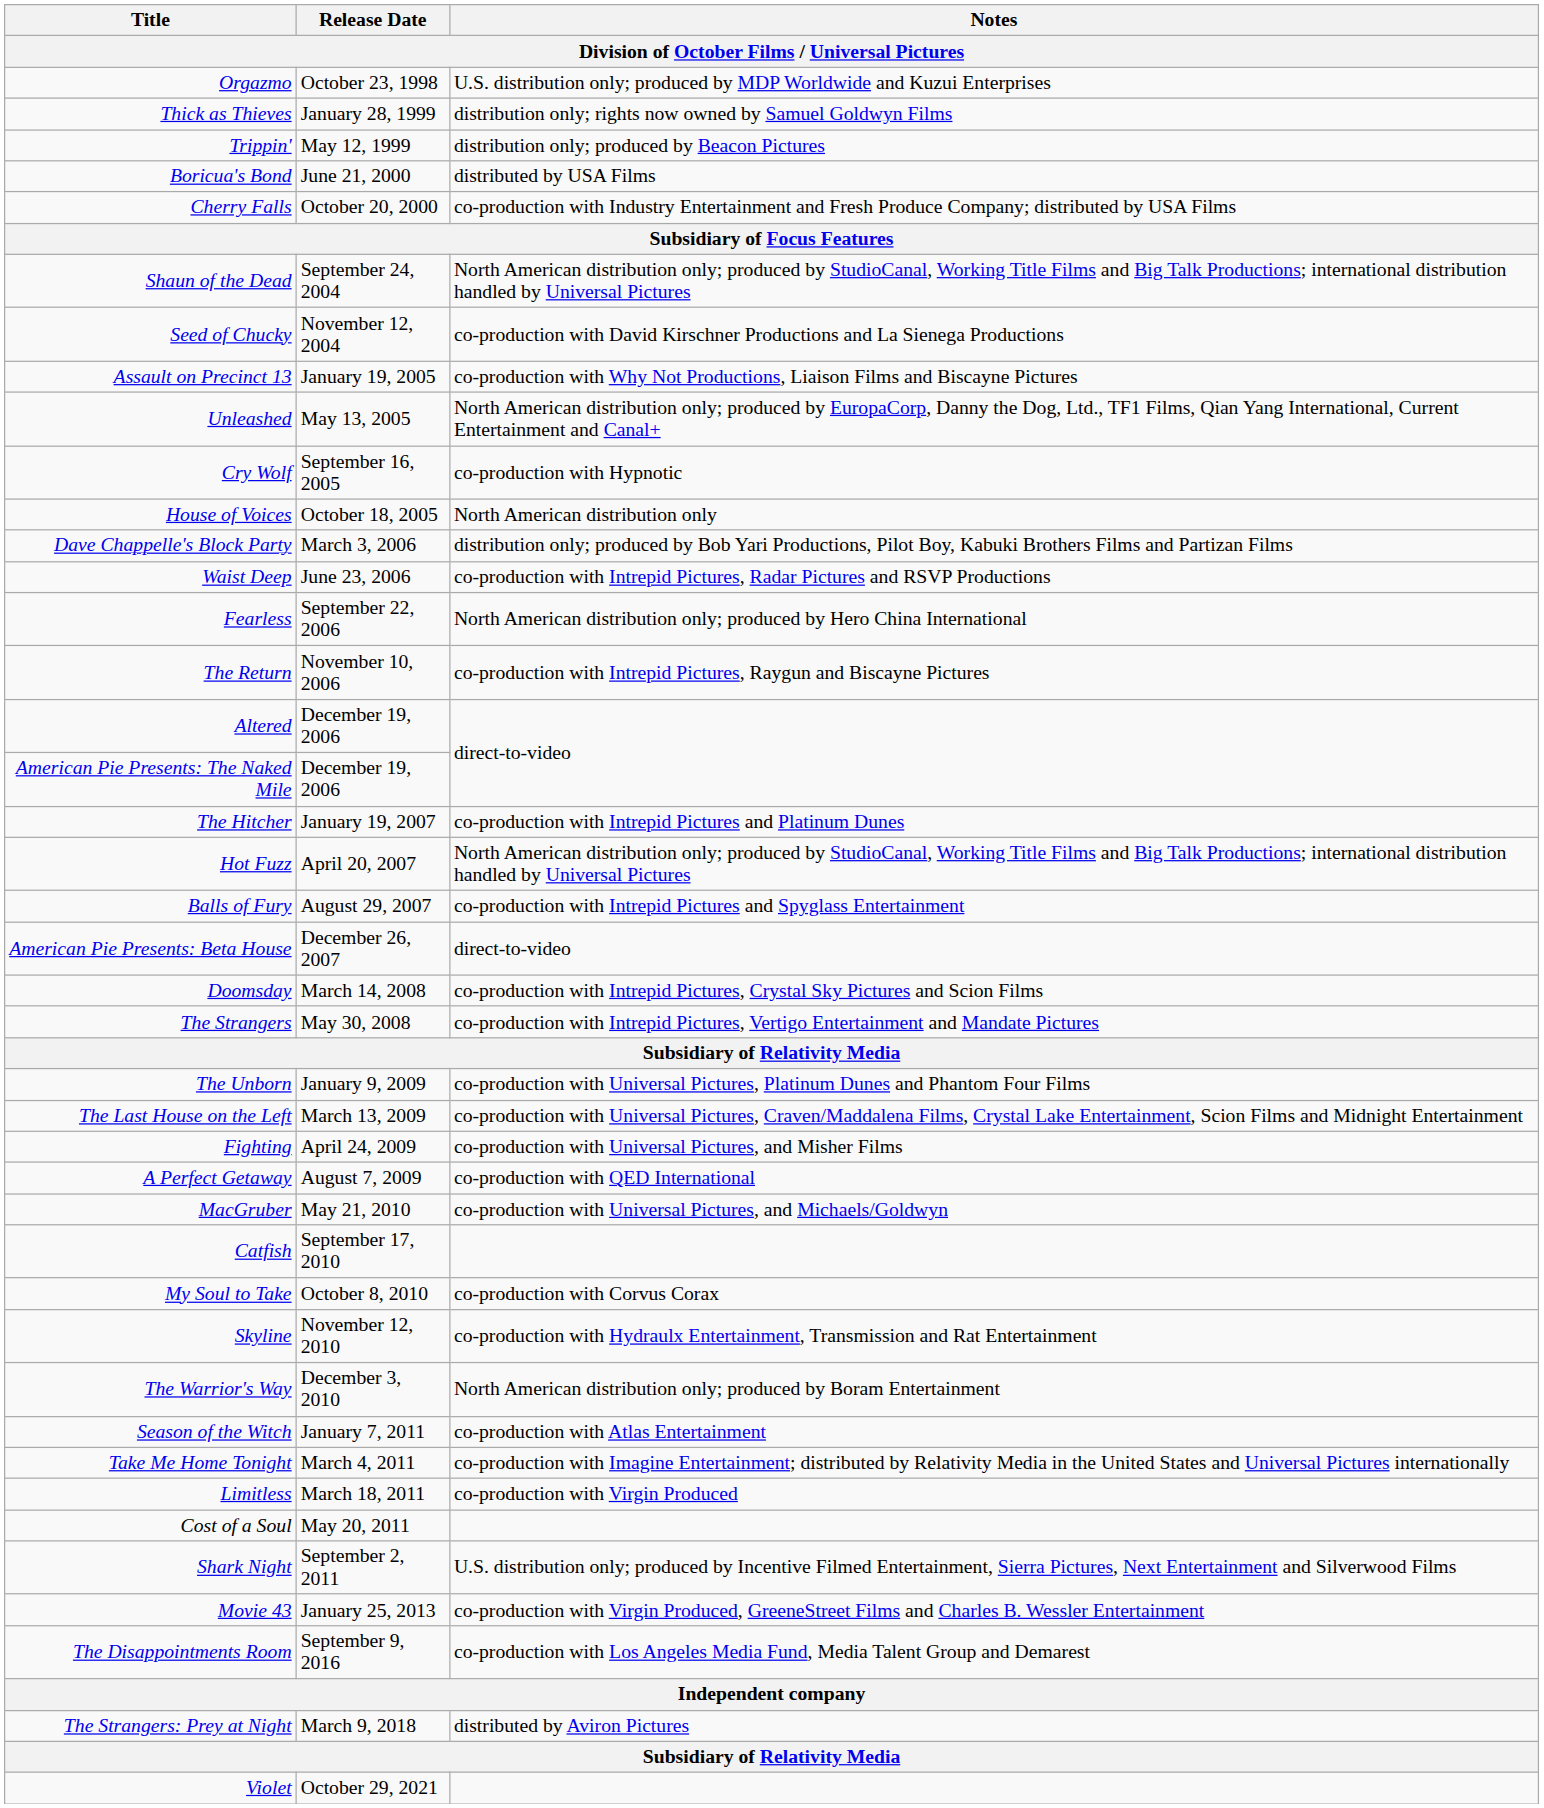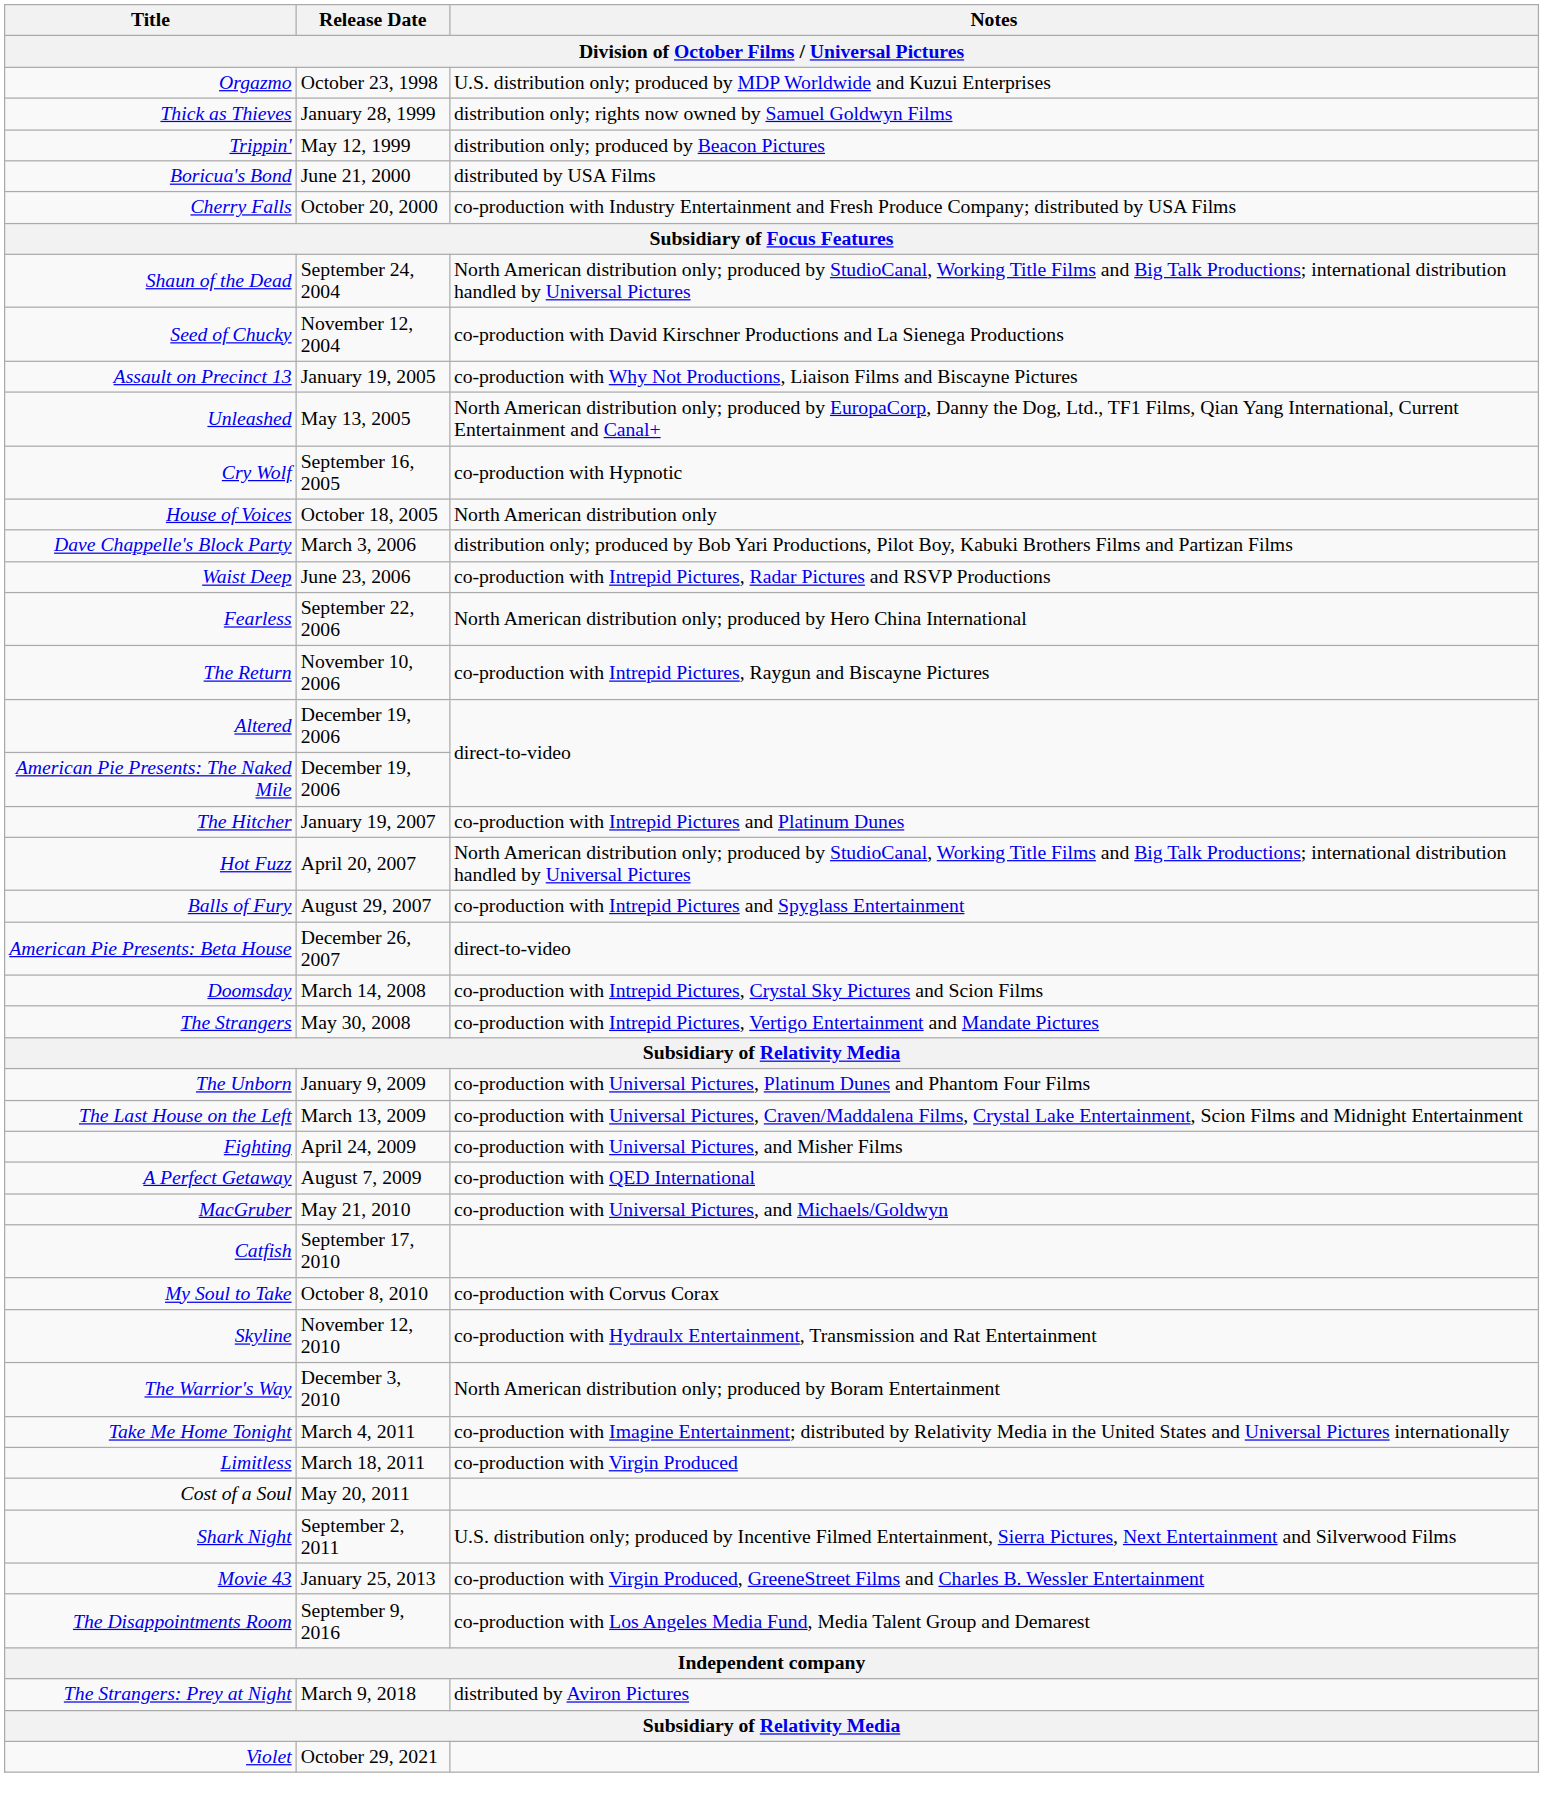- row: (214, 1431)
